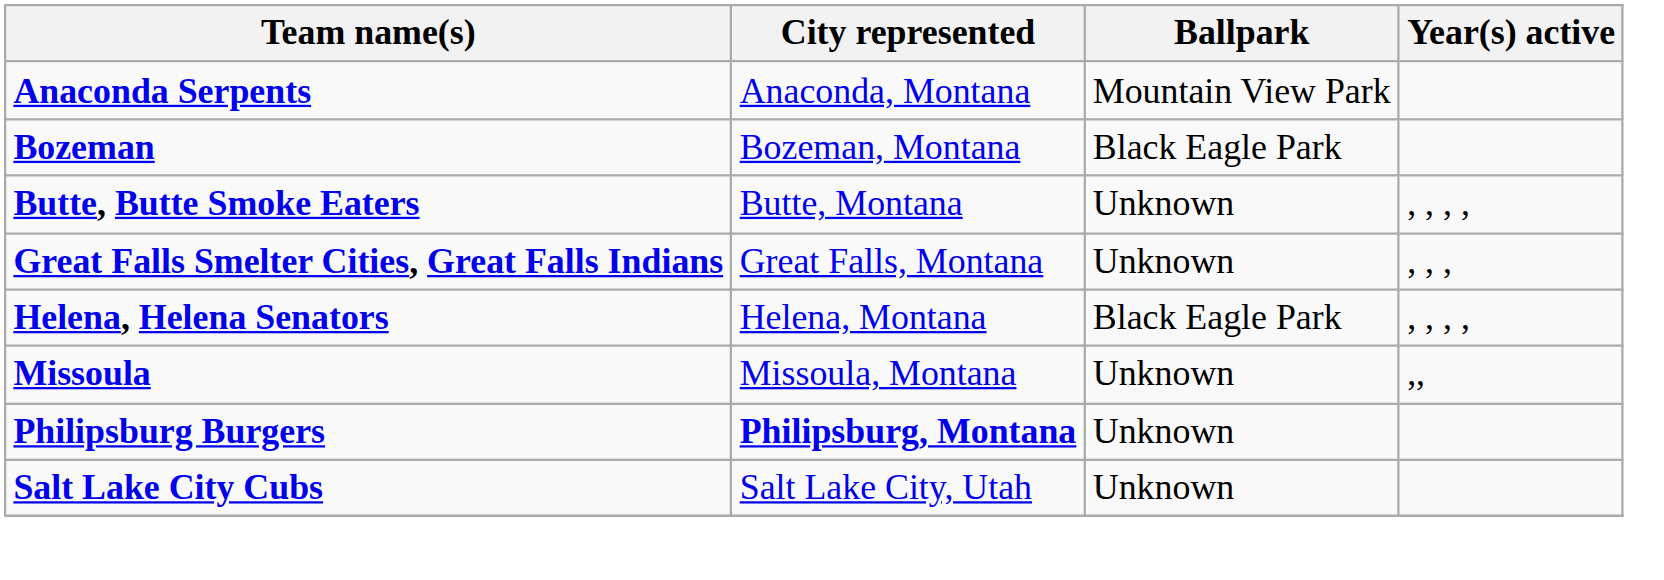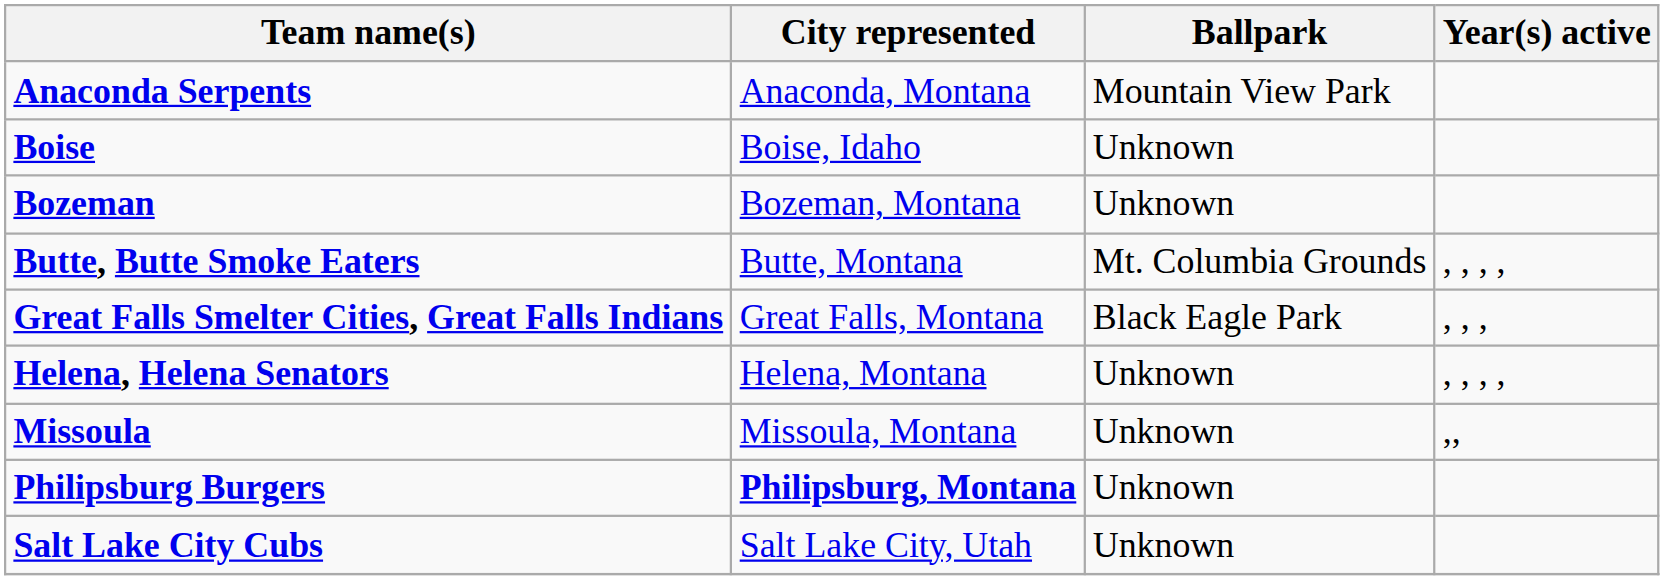+ row: (54, 146)
(1217, 146) Black Eagle Park -> (1163, 203) Unknown
(1163, 203) Unknown -> (1260, 260) Mt. Columbia Grounds
(1163, 260) Unknown -> (1217, 317) Black Eagle Park
(1217, 317) Black Eagle Park -> (1163, 373) Unknown
